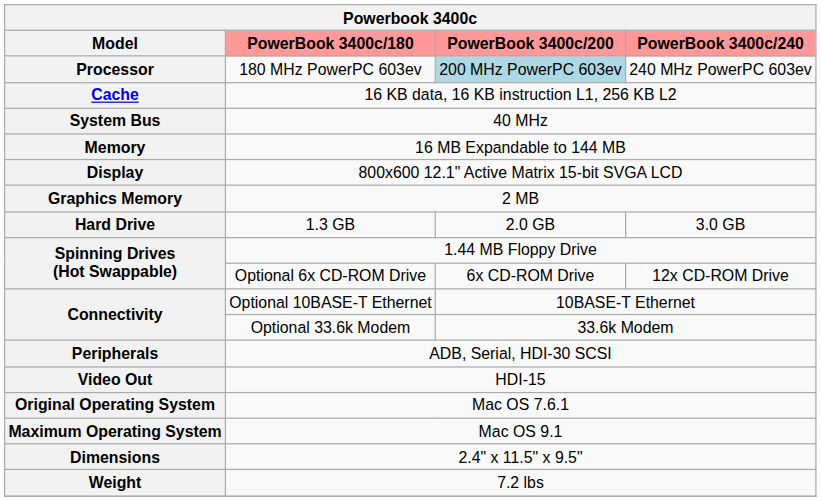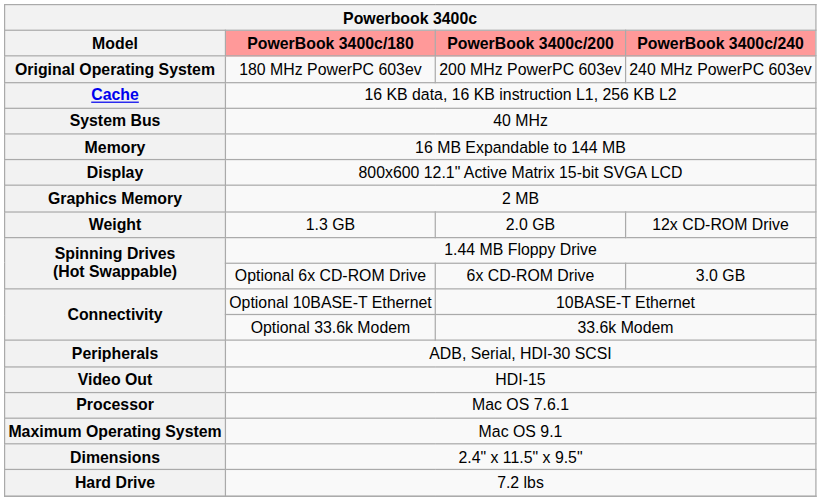(115, 69) Processor -> (115, 69) Original Operating System
(530, 69) lightblue background -> (530, 69) no background
(115, 224) Hard Drive -> (115, 224) Weight
(721, 224) 3.0 GB -> (721, 224) 12x CD-ROM Drive
(721, 276) 12x CD-ROM Drive -> (721, 276) 3.0 GB
(115, 405) Original Operating System -> (115, 405) Processor
(115, 483) Weight -> (115, 483) Hard Drive
